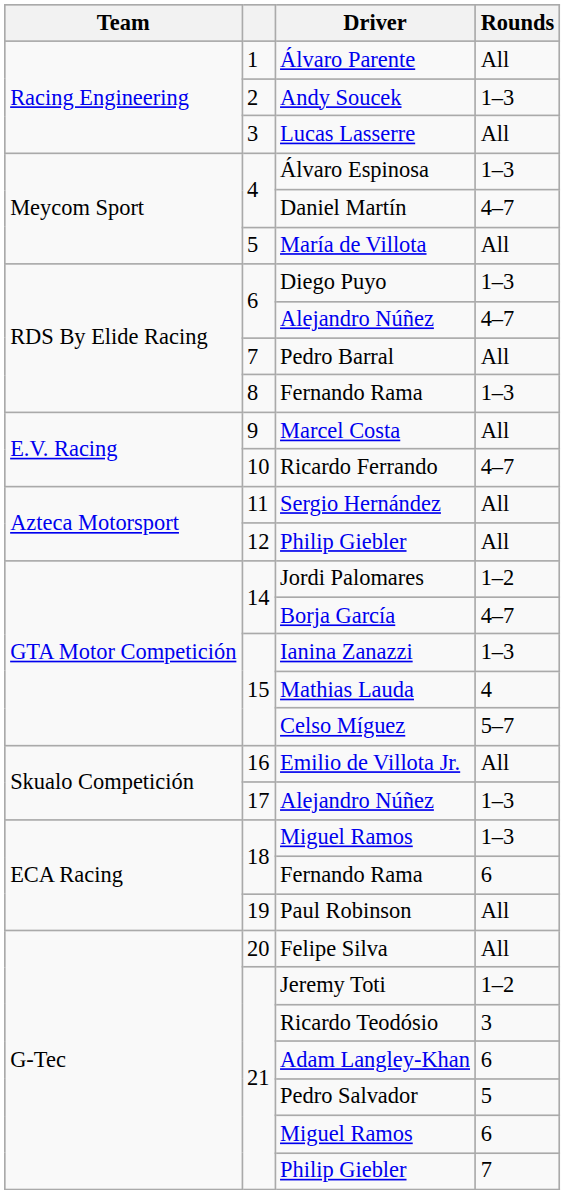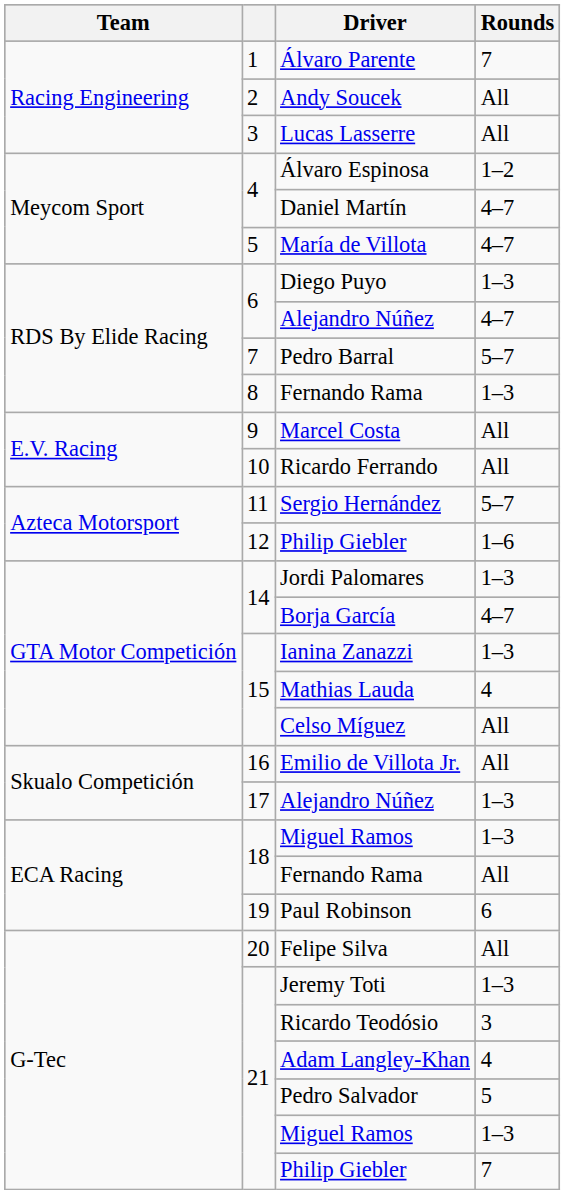(495, 59) All -> (486, 59) 7
(497, 96) 1–3 -> (495, 96) All
(497, 170) 1–3 -> (497, 170) 1–2
(495, 244) All -> (497, 244) 4–7
(495, 355) All -> (497, 355) 5–7
(497, 466) 4–7 -> (495, 466) All
(495, 503) All -> (497, 503) 5–7
(495, 540) All -> (497, 540) 1–6
(497, 577) 1–2 -> (497, 577) 1–3
(497, 726) 5–7 -> (495, 726) All
(486, 874) 6 -> (495, 874) All
(495, 911) All -> (486, 911) 6
(497, 985) 1–2 -> (497, 985) 1–3
(486, 1059) 6 -> (486, 1059) 4
(486, 1133) 6 -> (497, 1133) 1–3
